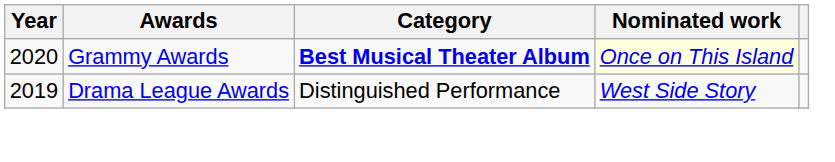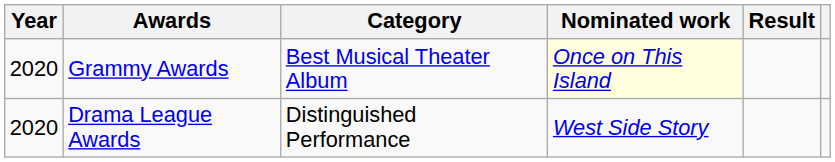+ column: (782, 21)
(444, 56) bold -> (388, 68) normal
(34, 90) 2019 -> (34, 127) 2020
